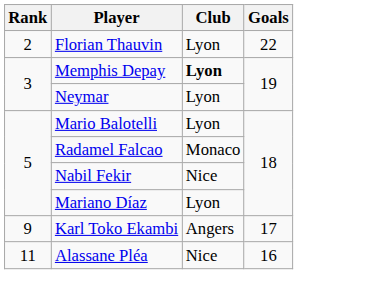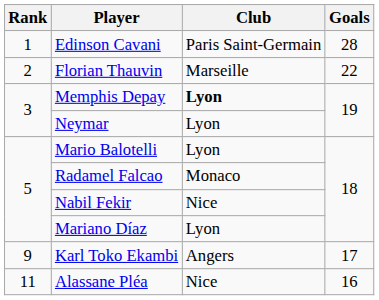+ row: (108, 44)
(203, 44) Lyon -> (217, 70) Marseille
